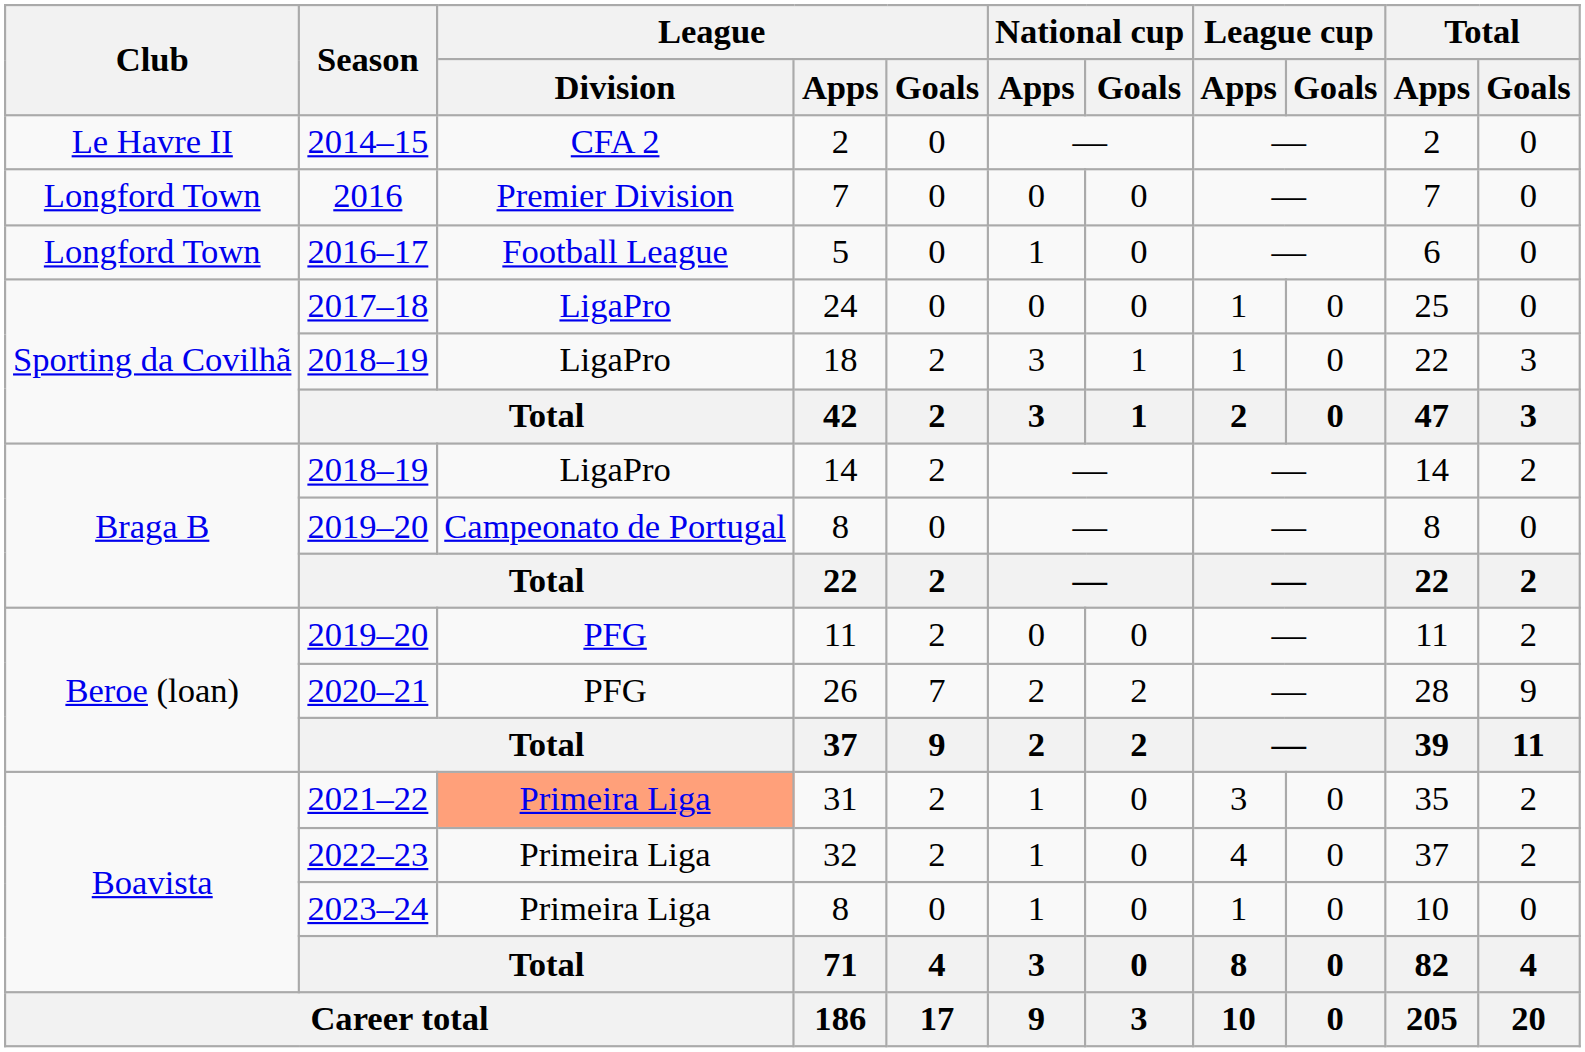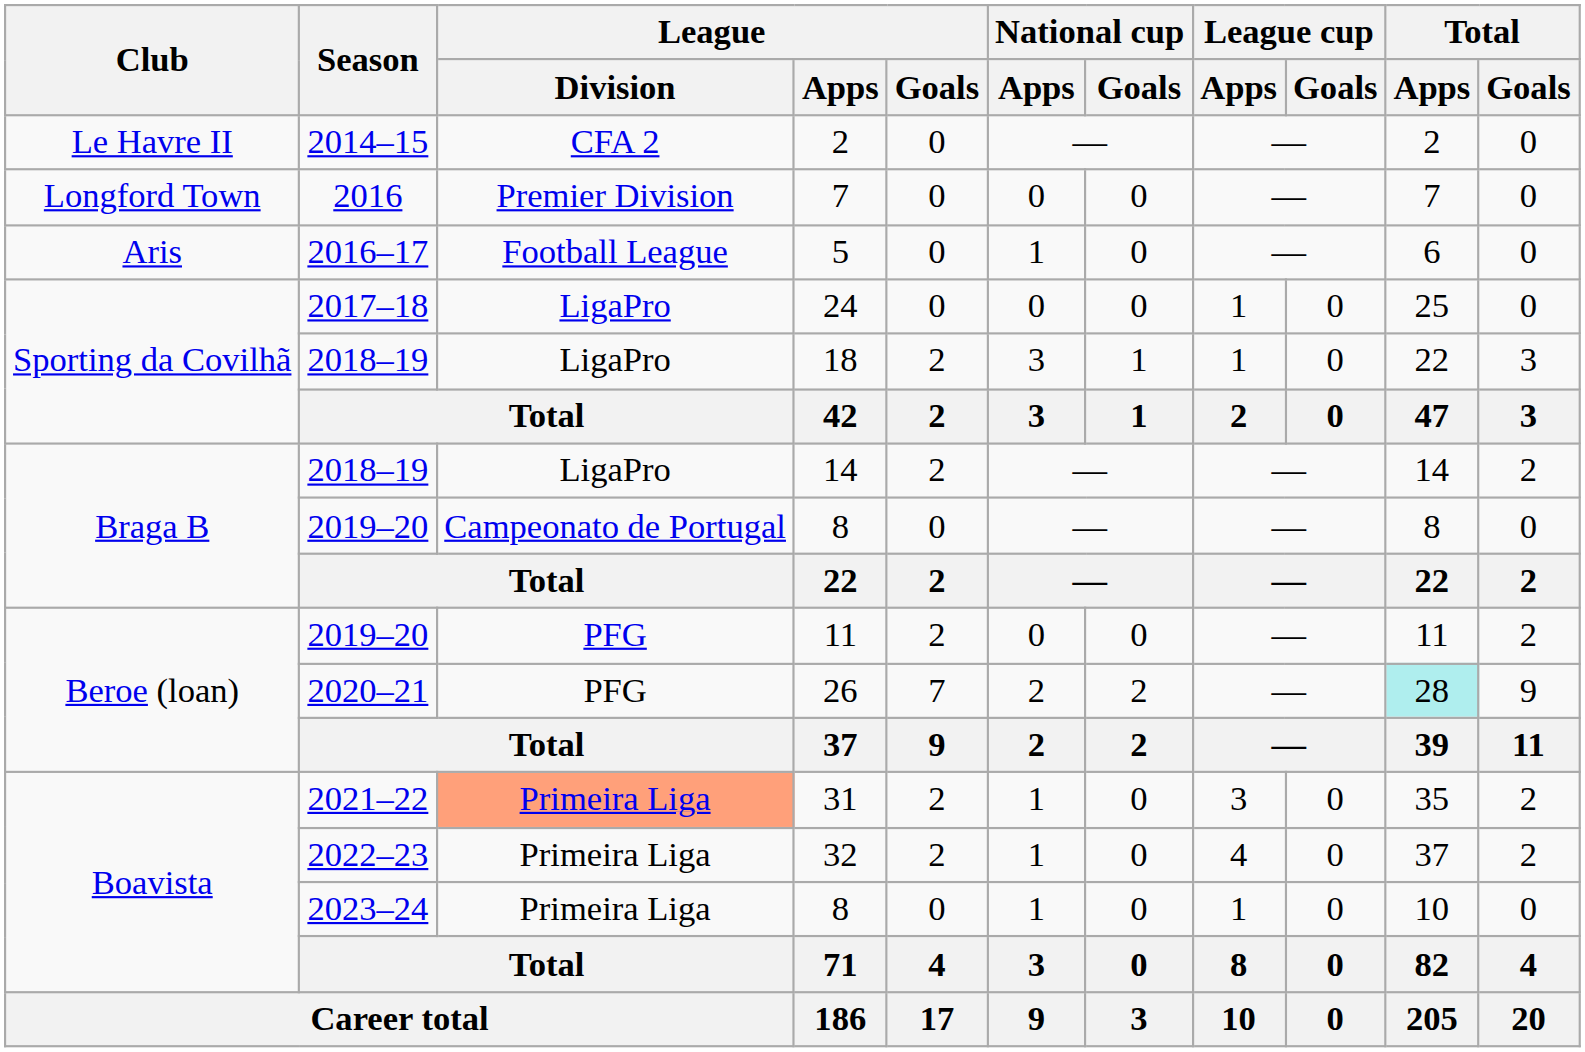(152, 251) Longford Town -> (152, 251) Aris
(1432, 689) no background -> (1432, 689) paleturquoise background
